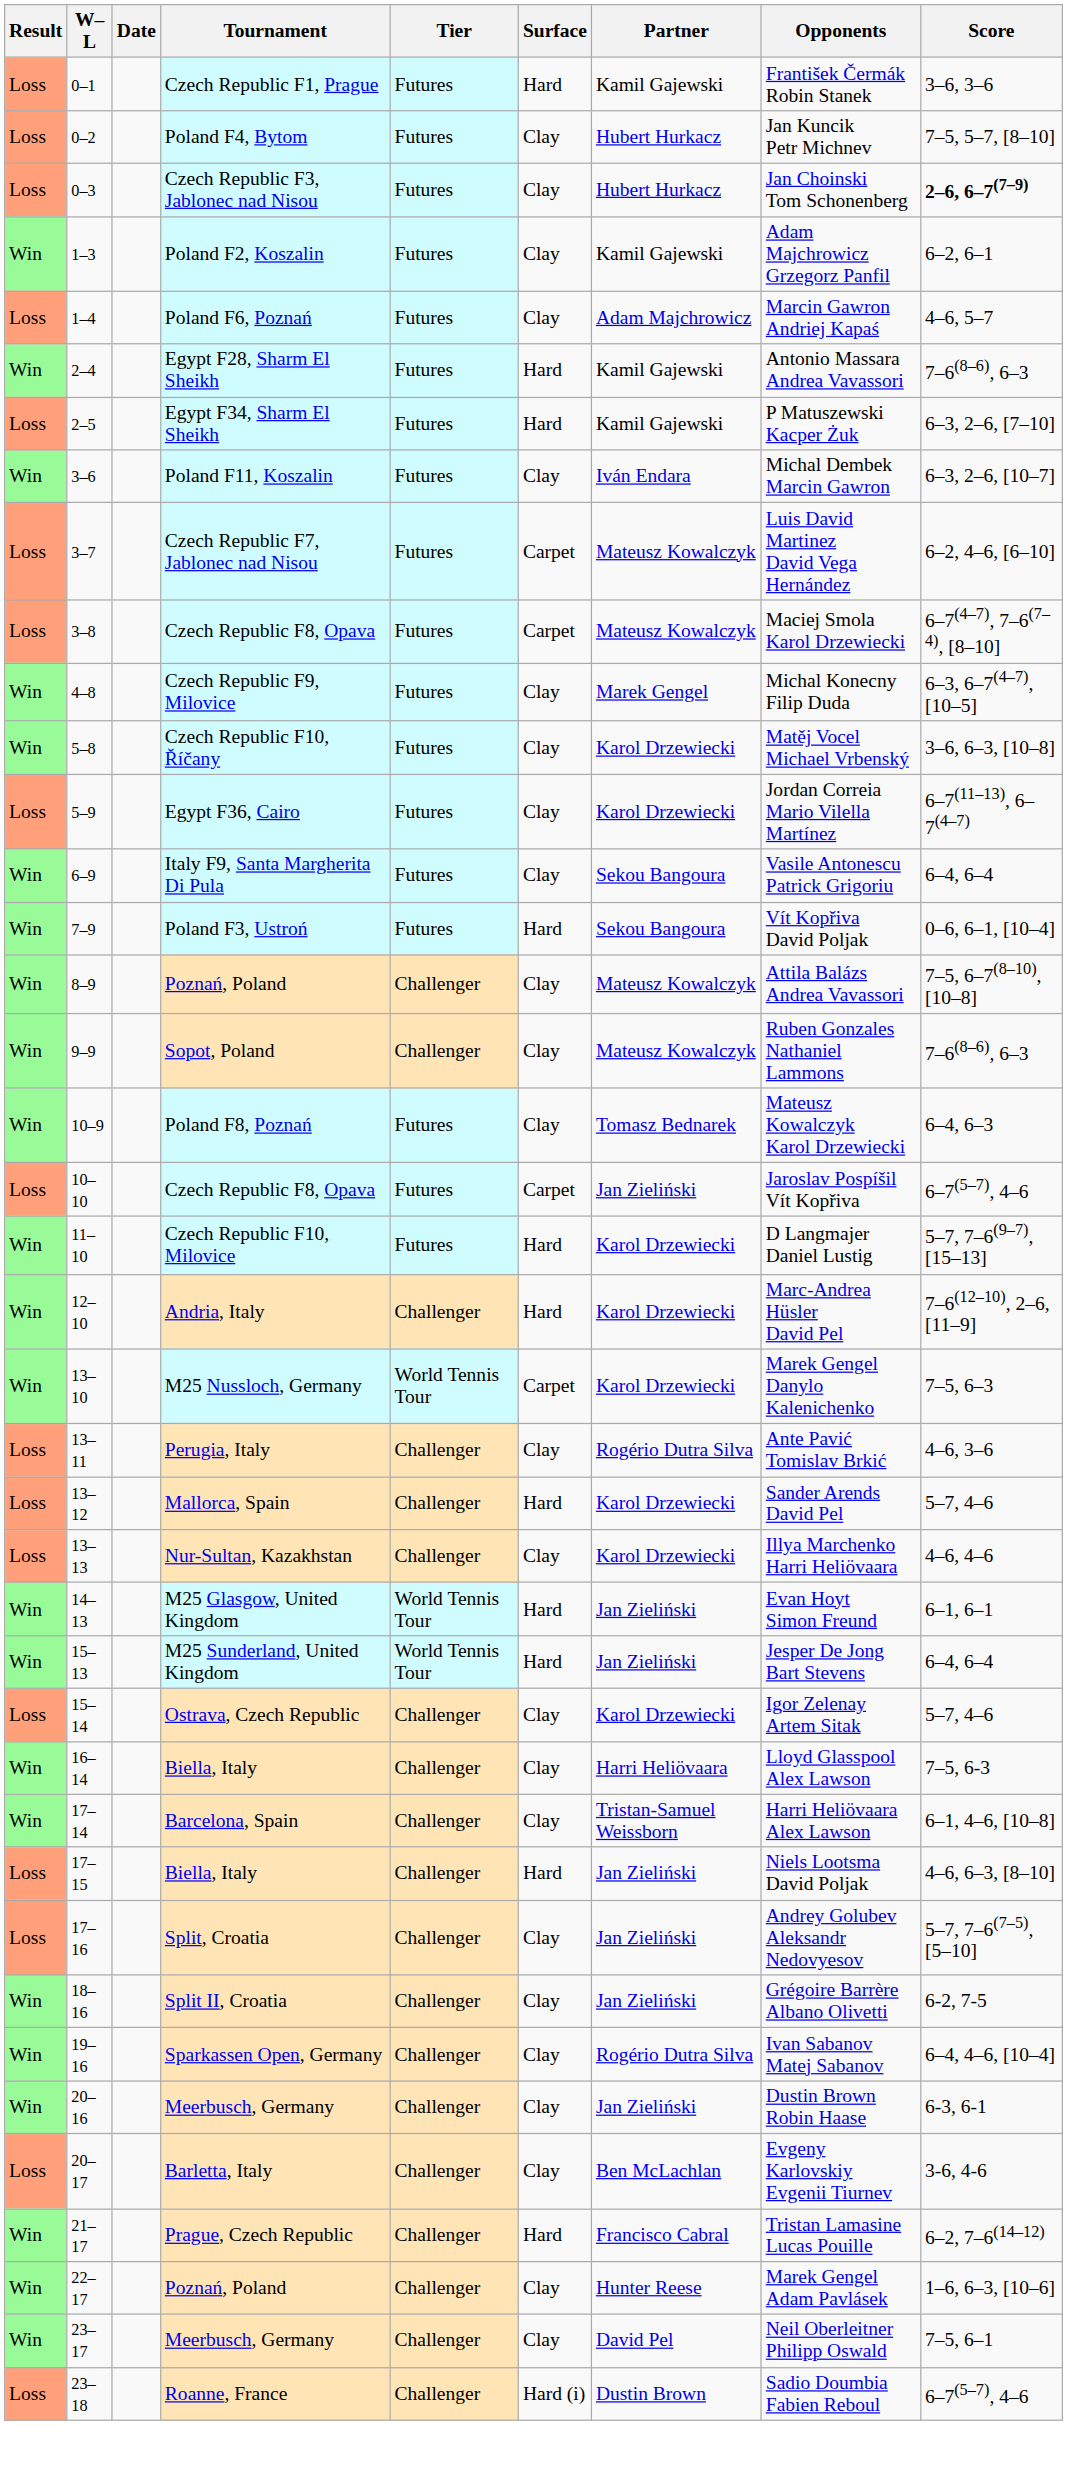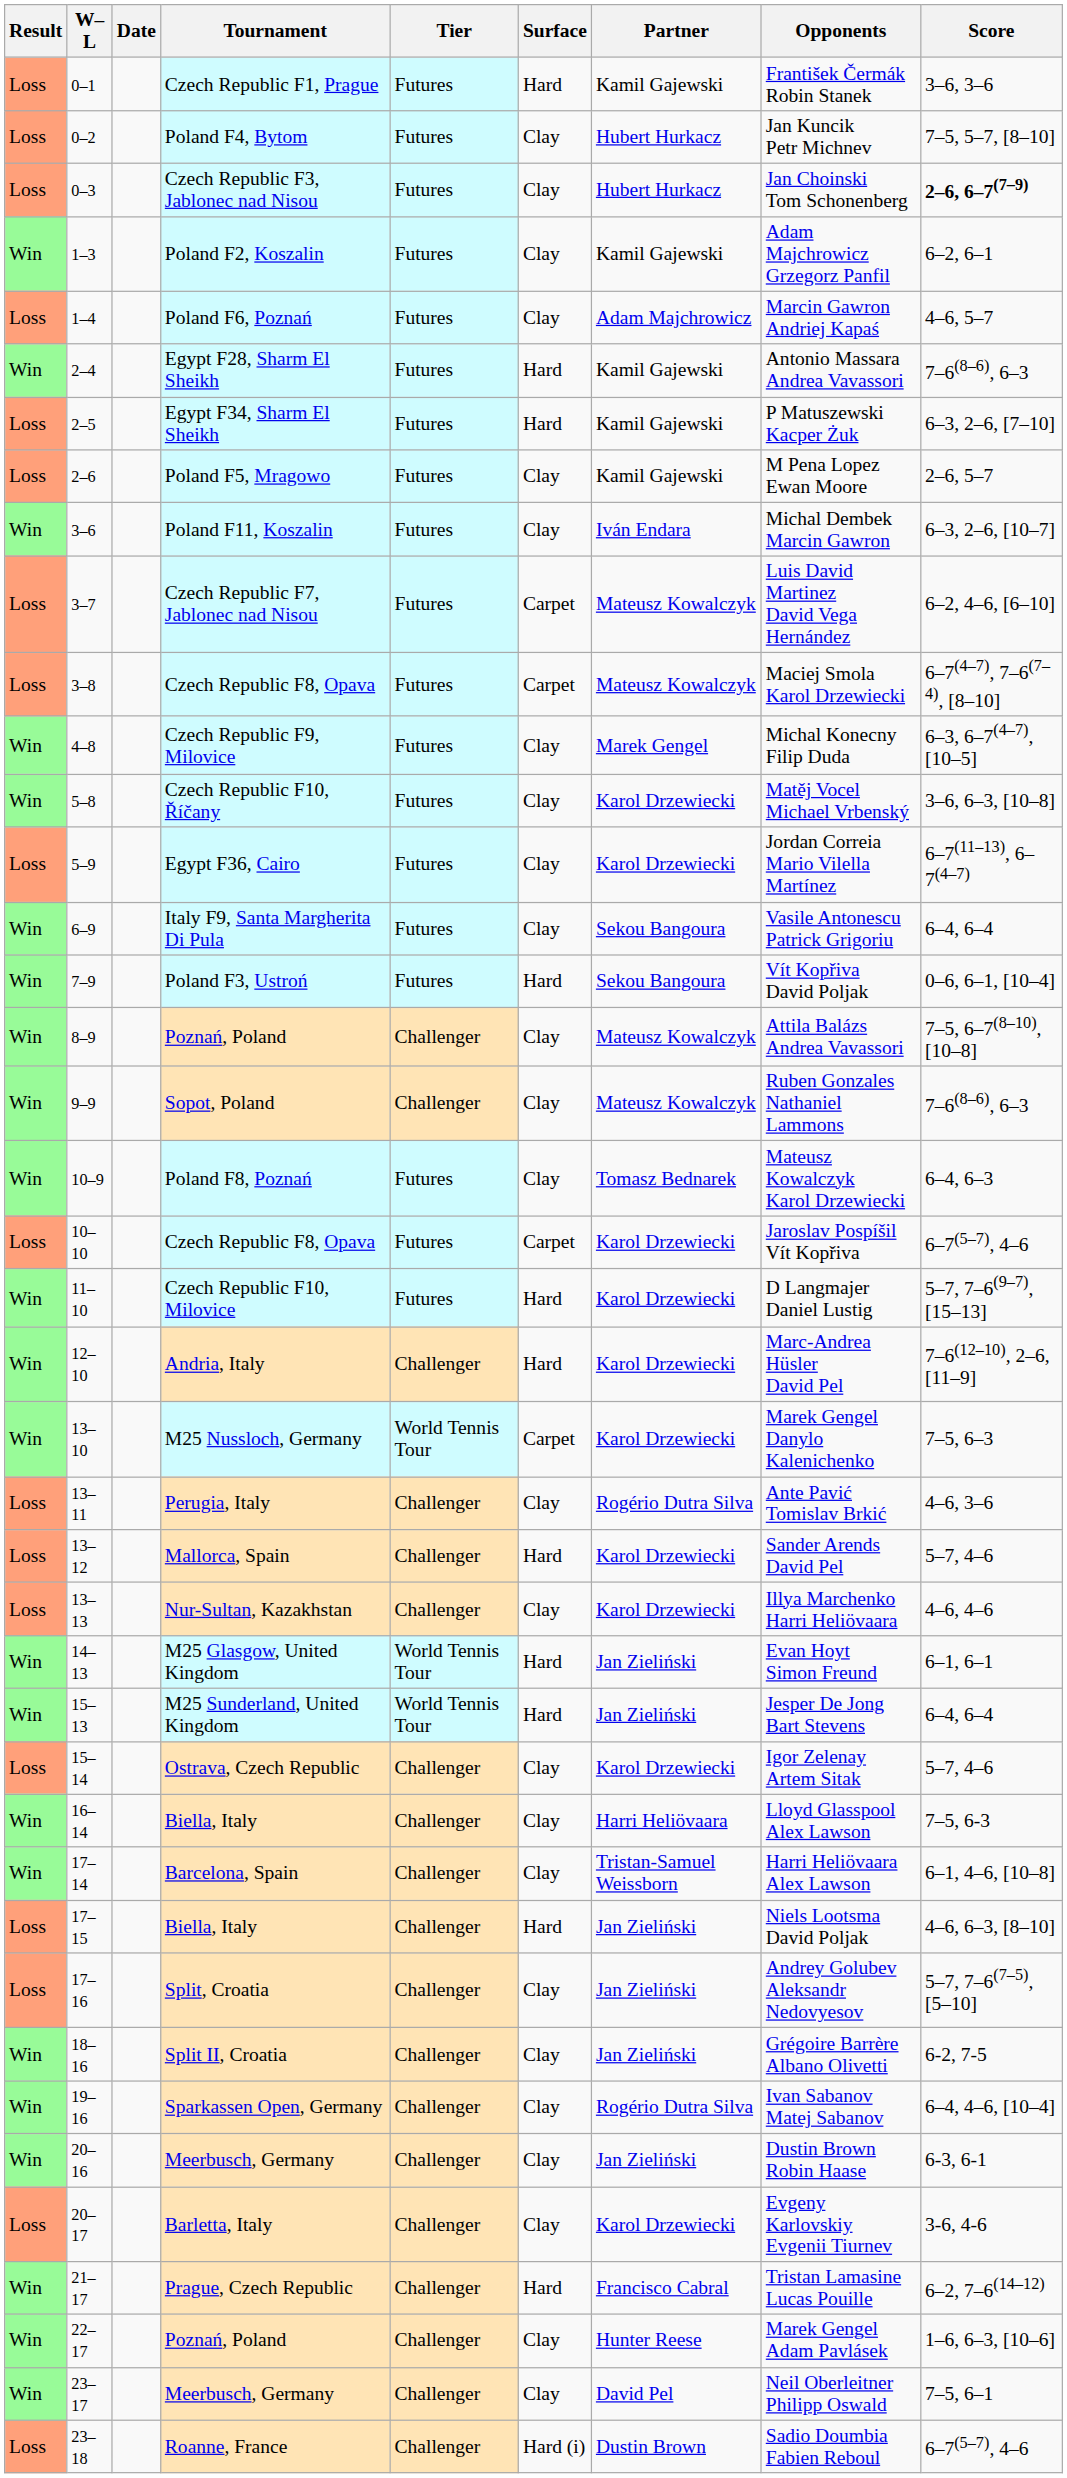+ row: (83, 477)
(646, 1189) Jan Zieliński -> (666, 1242) Karol Drzewiecki
(658, 2171) Ben McLachlan -> (666, 2223) Karol Drzewiecki
